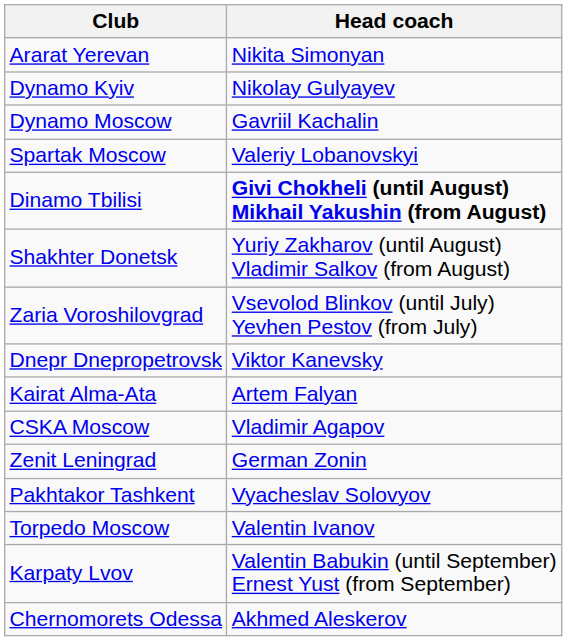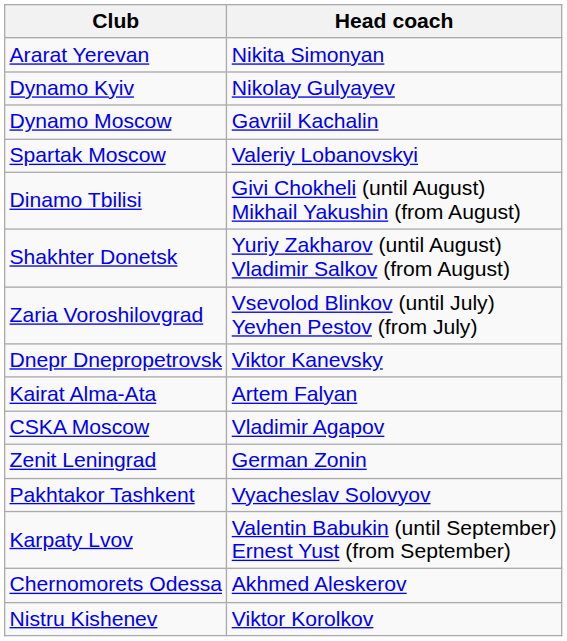(389, 200) bold -> (376, 200) normal
- row: (89, 527)
+ row: (83, 618)
